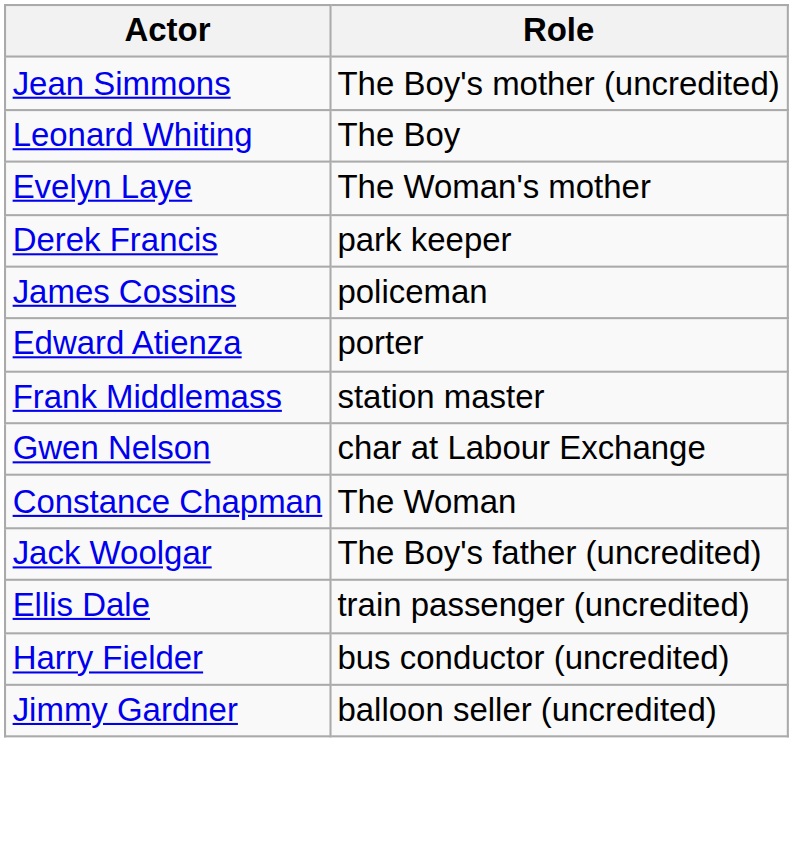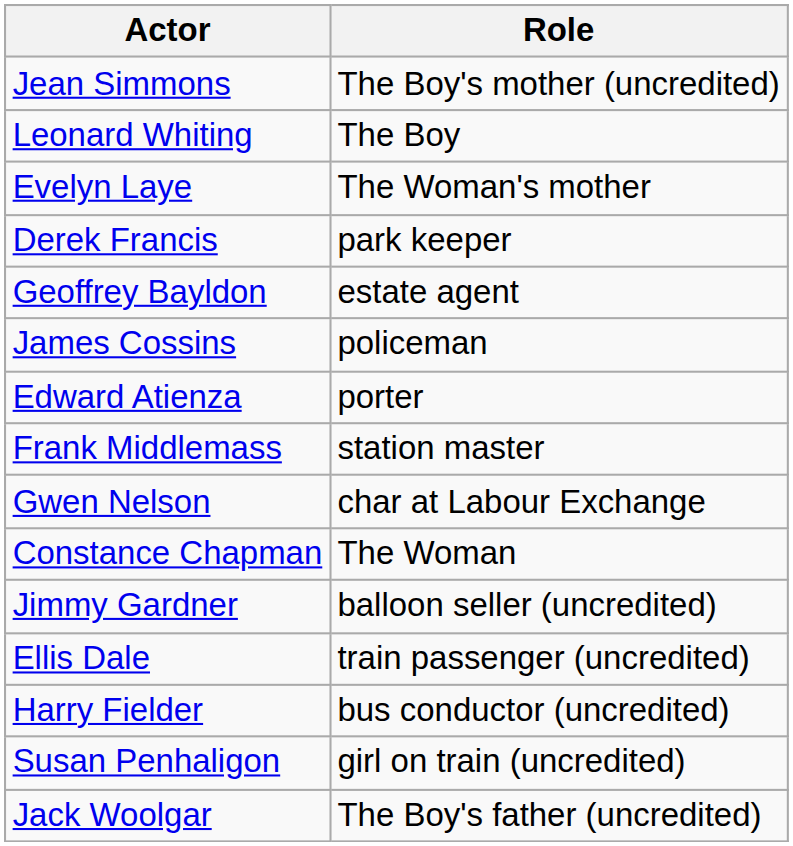+ row: (140, 291)
rows swapped: (112, 553) <-> (125, 710)
+ row: (146, 762)
